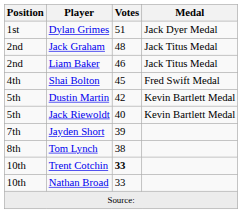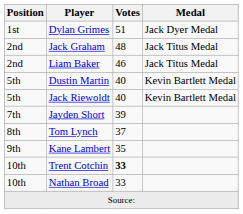- row: (74, 81)
(120, 98) 42 -> (121, 81) 40
(120, 149) 38 -> (121, 132) 37
+ row: (79, 149)
